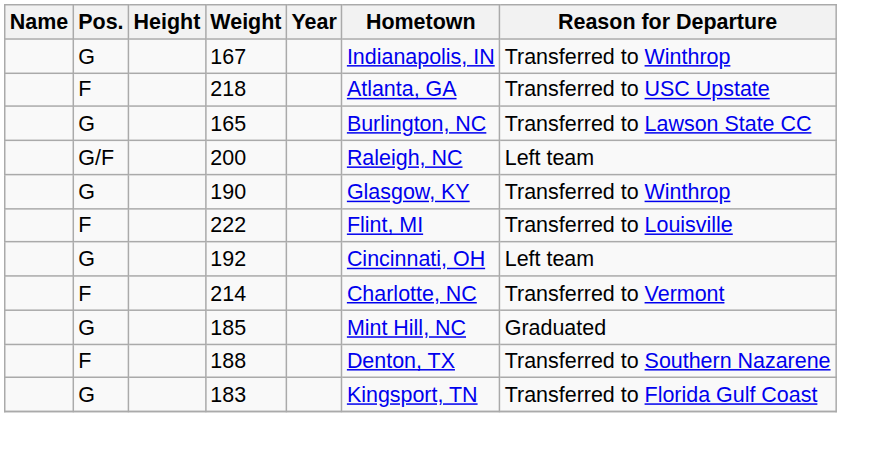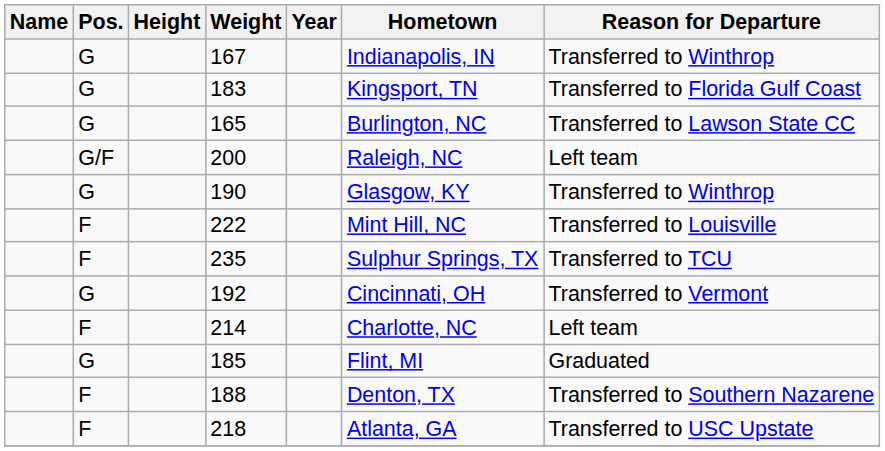rows swapped: (228, 395) <-> (228, 90)
(385, 225) Flint, MI -> (406, 225) Mint Hill, NC
+ row: (228, 259)
(549, 259) Left team -> (658, 293) Transferred to Vermont
(615, 293) Transferred to Vermont -> (593, 327) Left team
(406, 327) Mint Hill, NC -> (385, 361) Flint, MI
